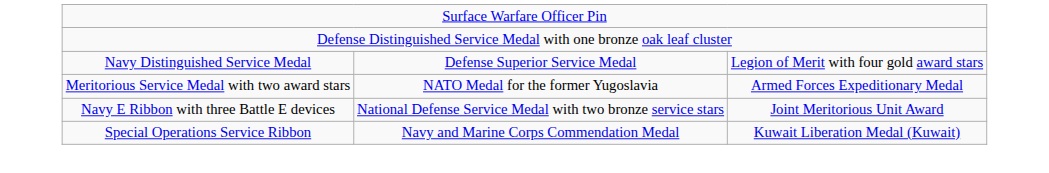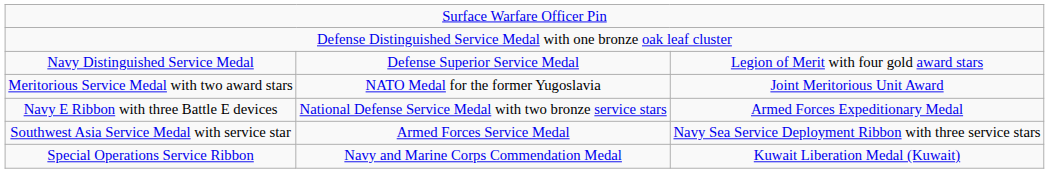(857, 86) Armed Forces Expeditionary Medal -> (857, 86) Joint Meritorious Unit Award
(857, 109) Joint Meritorious Unit Award -> (857, 109) Armed Forces Expeditionary Medal
+ row: (151, 132)
